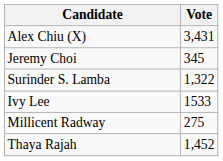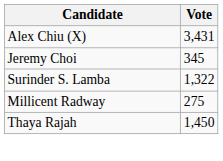- row: (29, 101)
(199, 144) 1,452 -> (199, 123) 1,450
